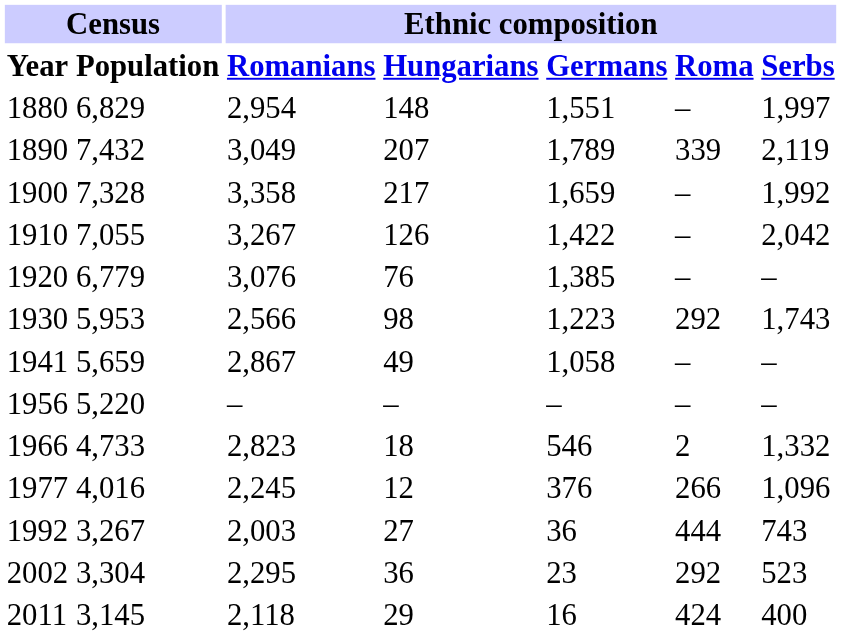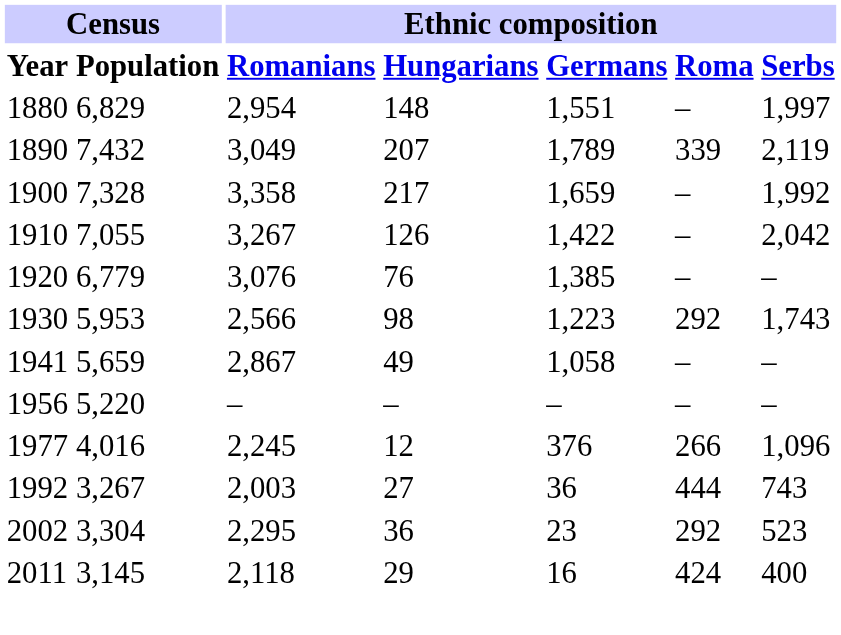- row: (37, 445)
